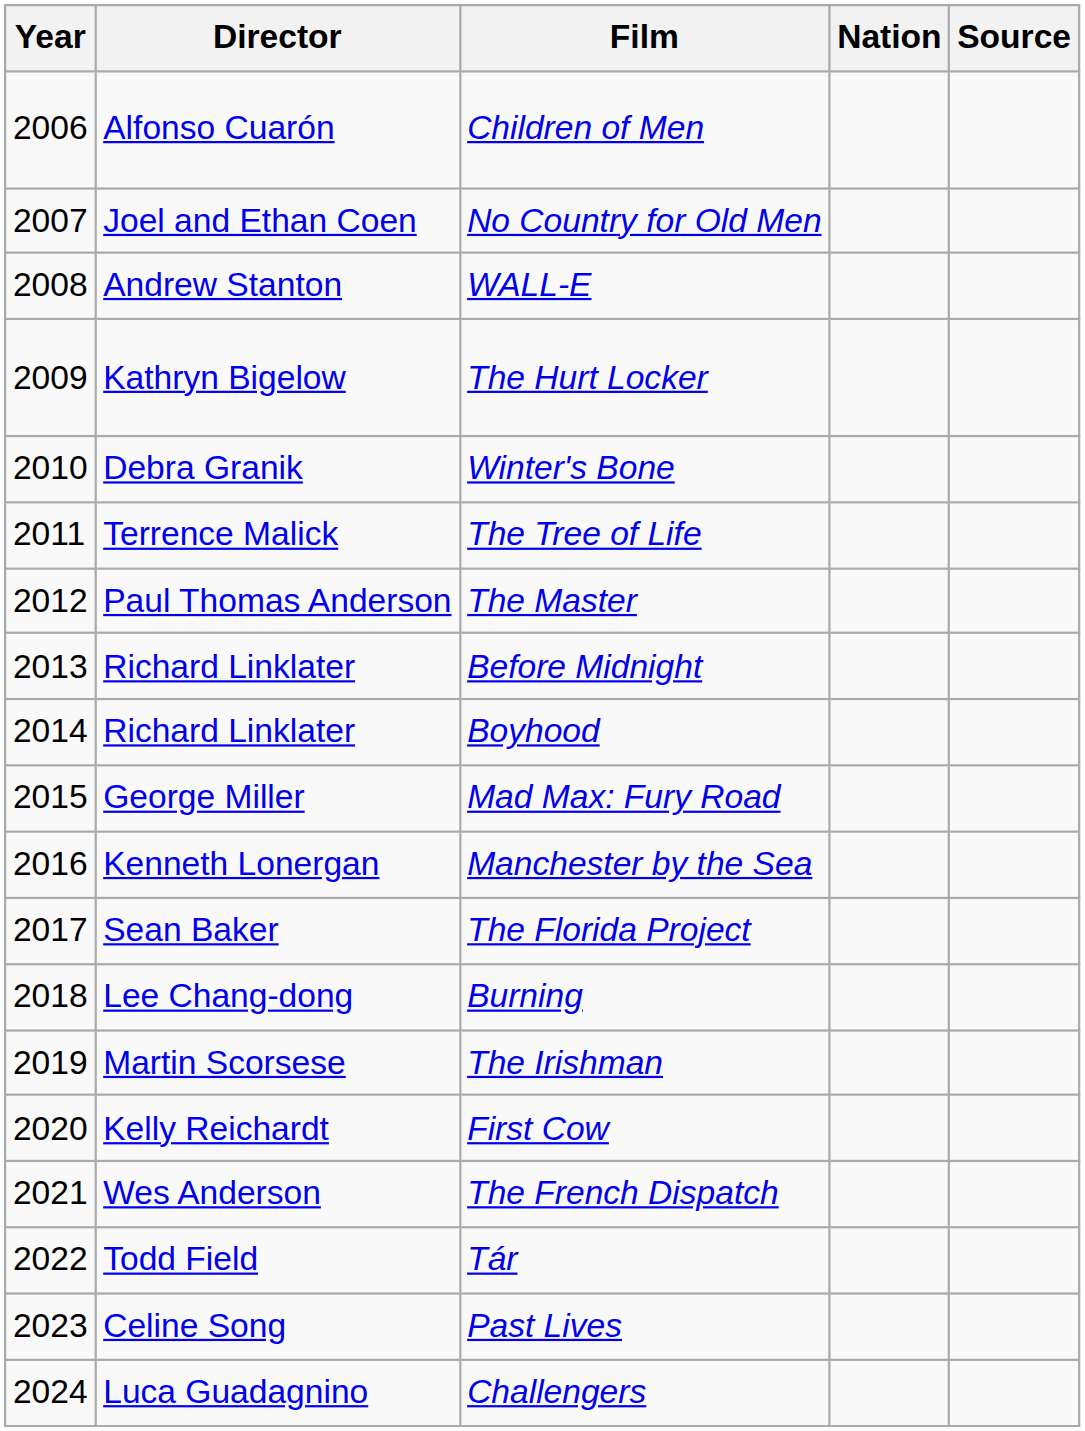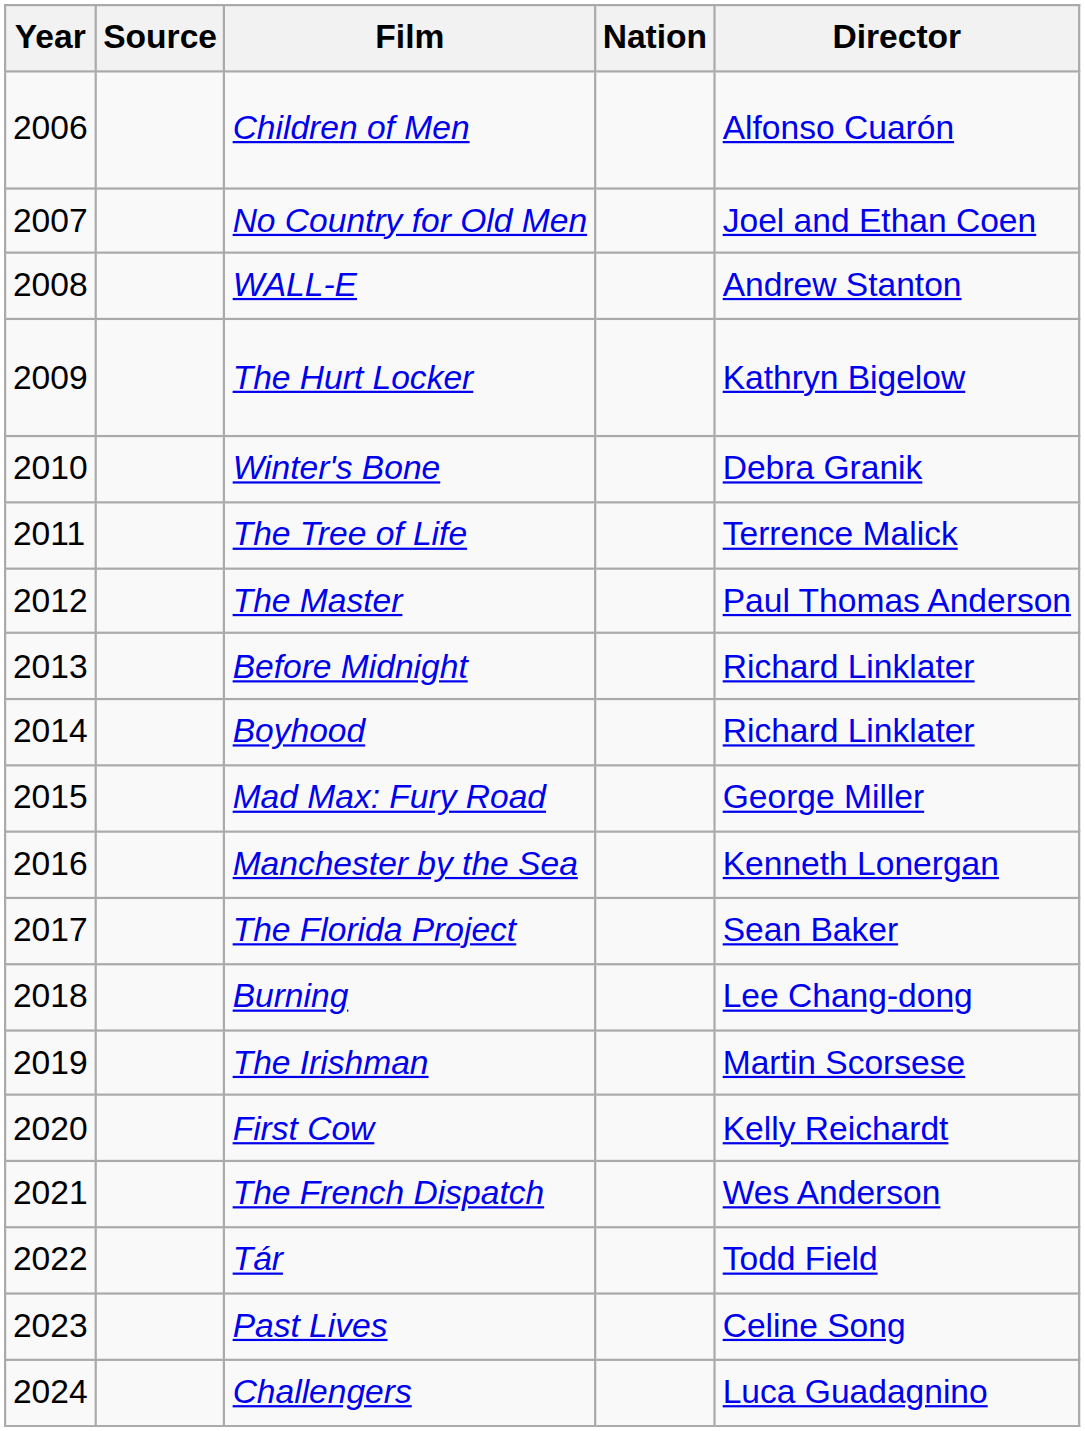columns swapped: (277, 36) <-> (1014, 36)
